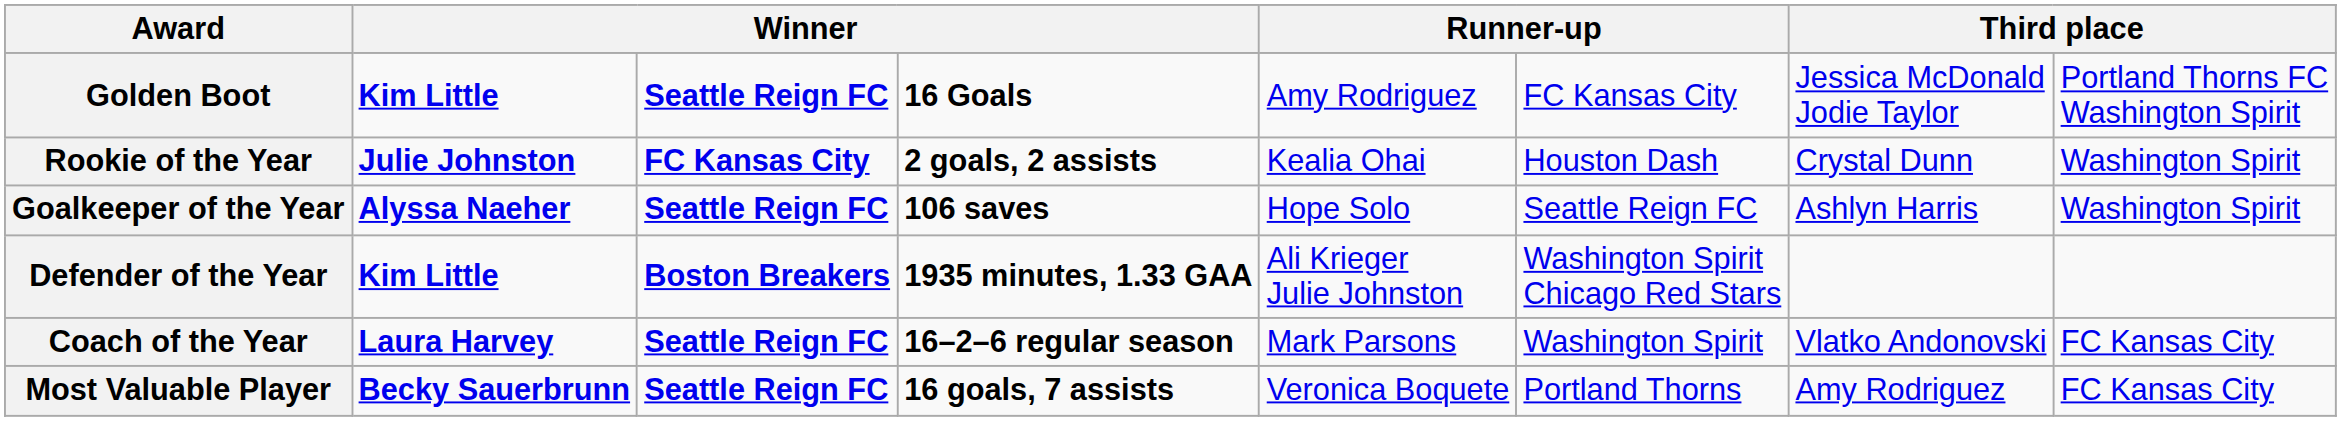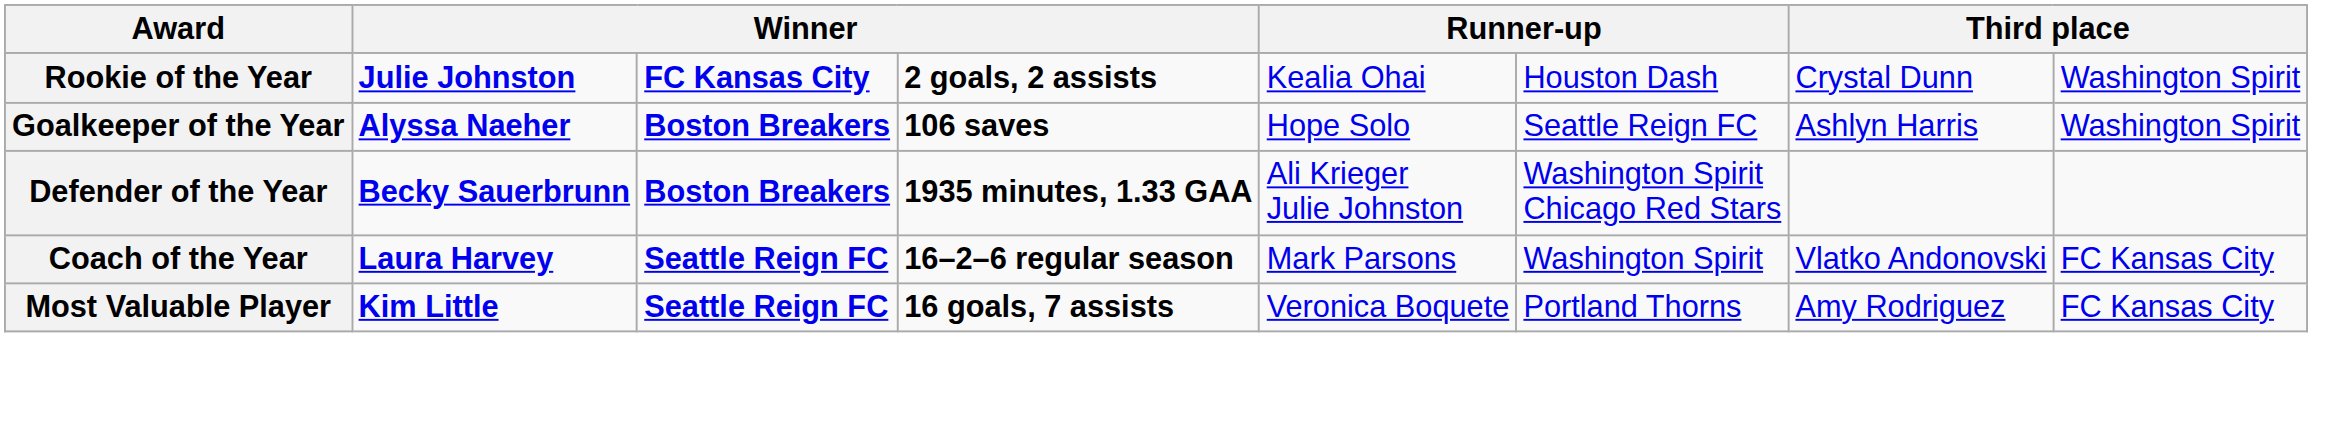- row: (178, 94)
(766, 209) Seattle Reign FC -> (767, 126) Boston Breakers
(429, 275) Kim Little -> (494, 192) Becky Sauerbrunn
(494, 390) Becky Sauerbrunn -> (429, 307) Kim Little
